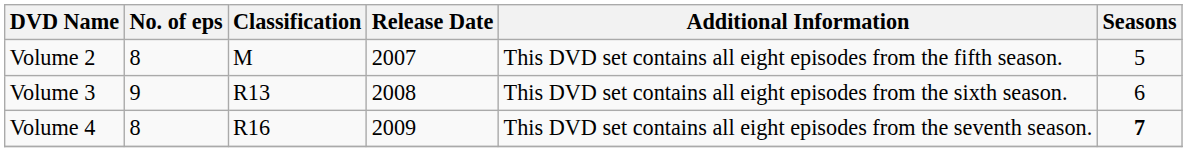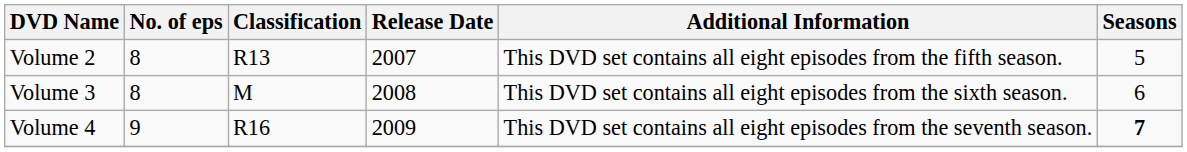(243, 57) M -> (251, 57) R13
(135, 92) 9 -> (135, 92) 8
(251, 92) R13 -> (243, 92) M
(135, 127) 8 -> (135, 127) 9
